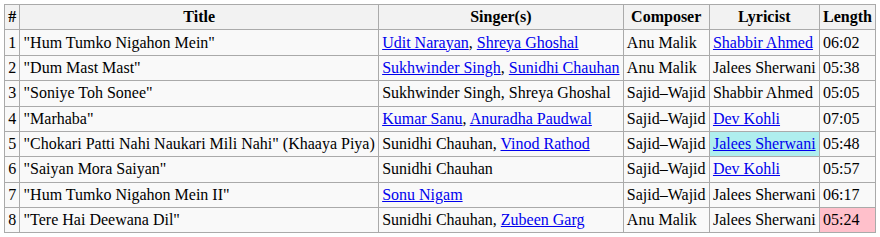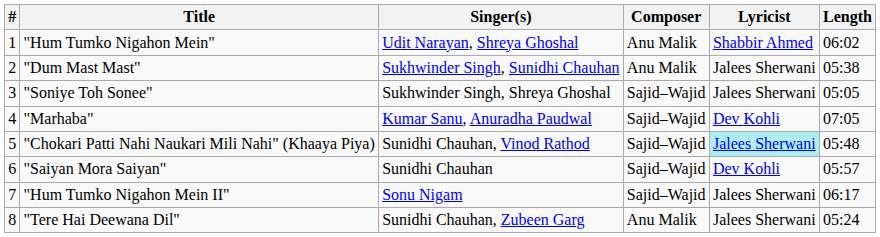(763, 93) Shabbir Ahmed -> (764, 93) Jalees Sherwani
(841, 220) pink background -> (841, 220) no background
